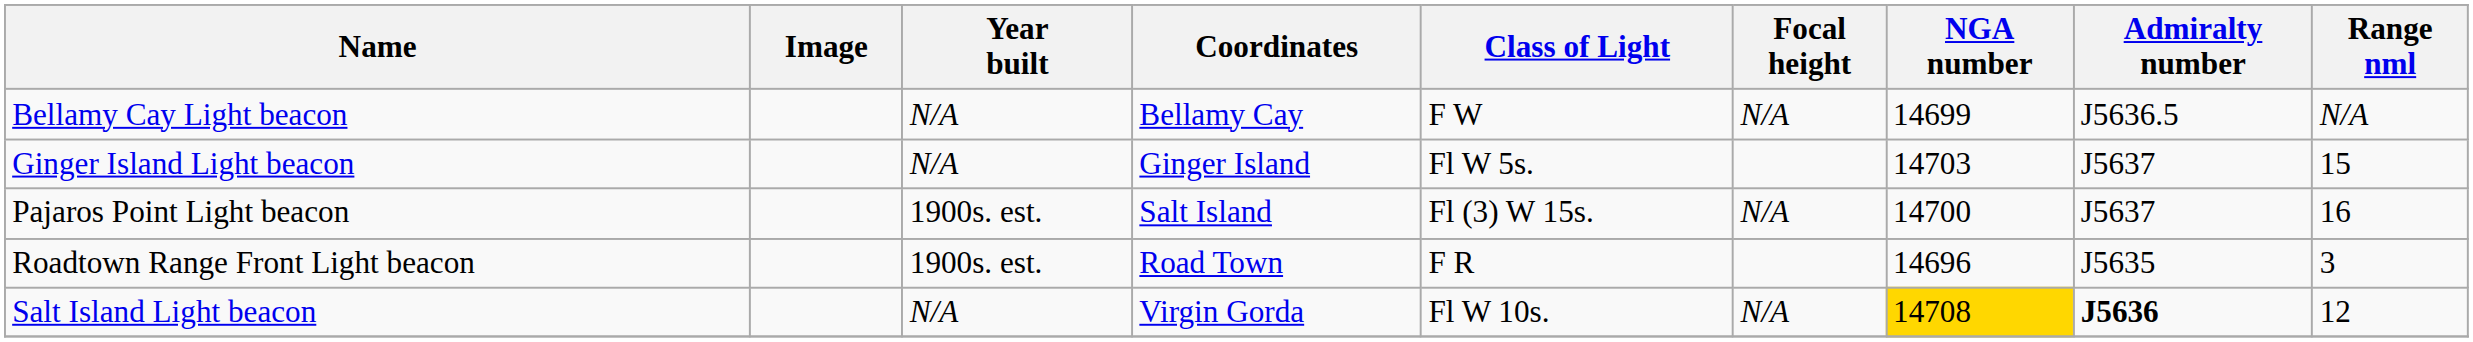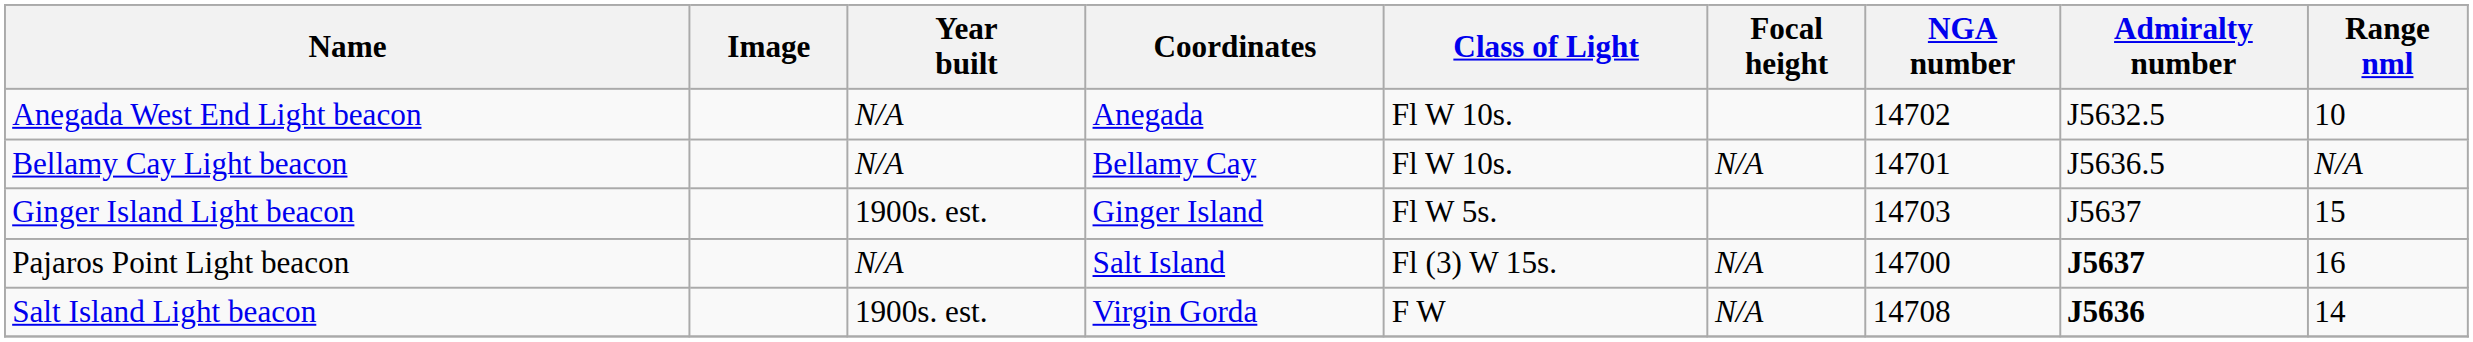+ row: (217, 113)
(1455, 113) F W -> (1452, 163) Fl W 10s.
(1932, 113) 14699 -> (1912, 163) 14701
(934, 163) N/A -> (921, 212) 1900s. est.
(976, 212) 1900s. est. -> (879, 262) N/A
(2118, 212) normal -> (2106, 262) bold
- row: (244, 262)
(934, 311) N/A -> (921, 311) 1900s. est.
(1489, 311) Fl W 10s. -> (1419, 311) F W
(1932, 311) gold background -> (1912, 311) no background
(2335, 311) 12 -> (2330, 311) 14
